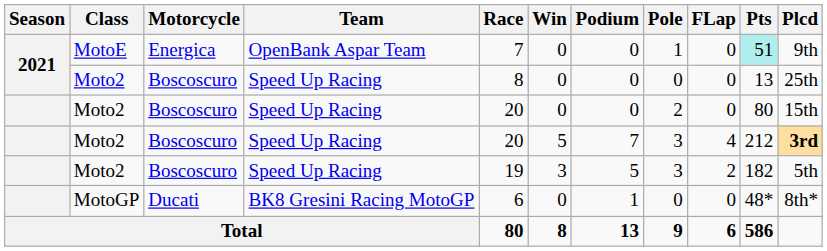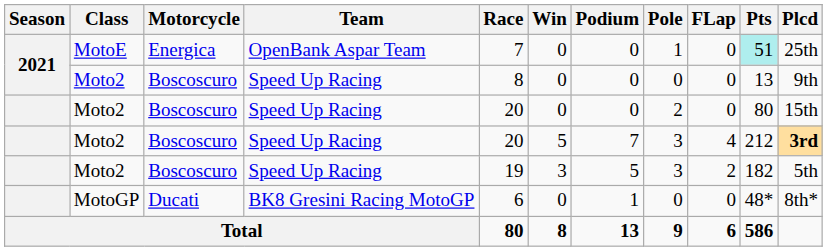(806, 49) 9th -> (801, 49) 25th
(801, 79) 25th -> (806, 79) 9th
